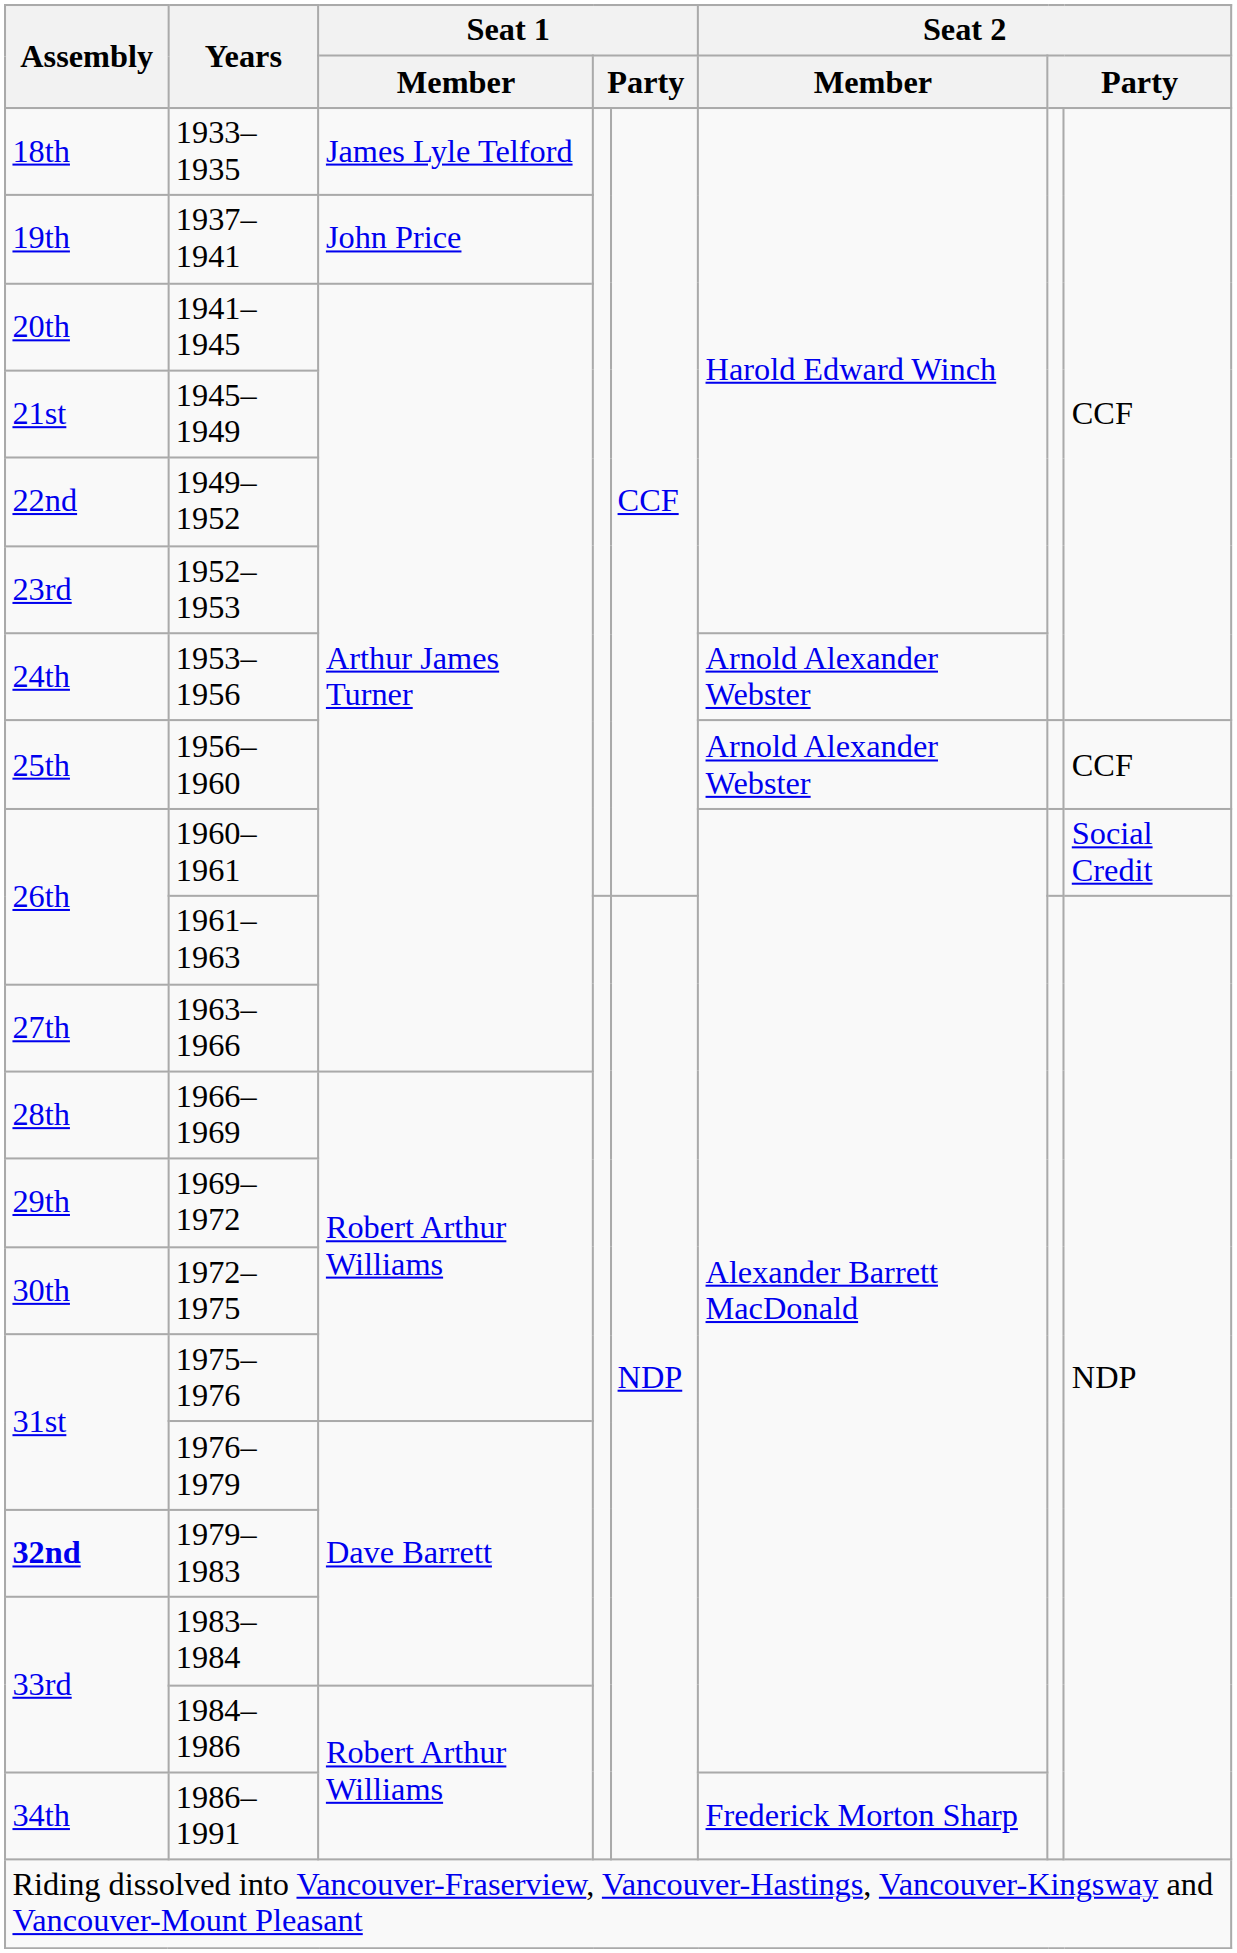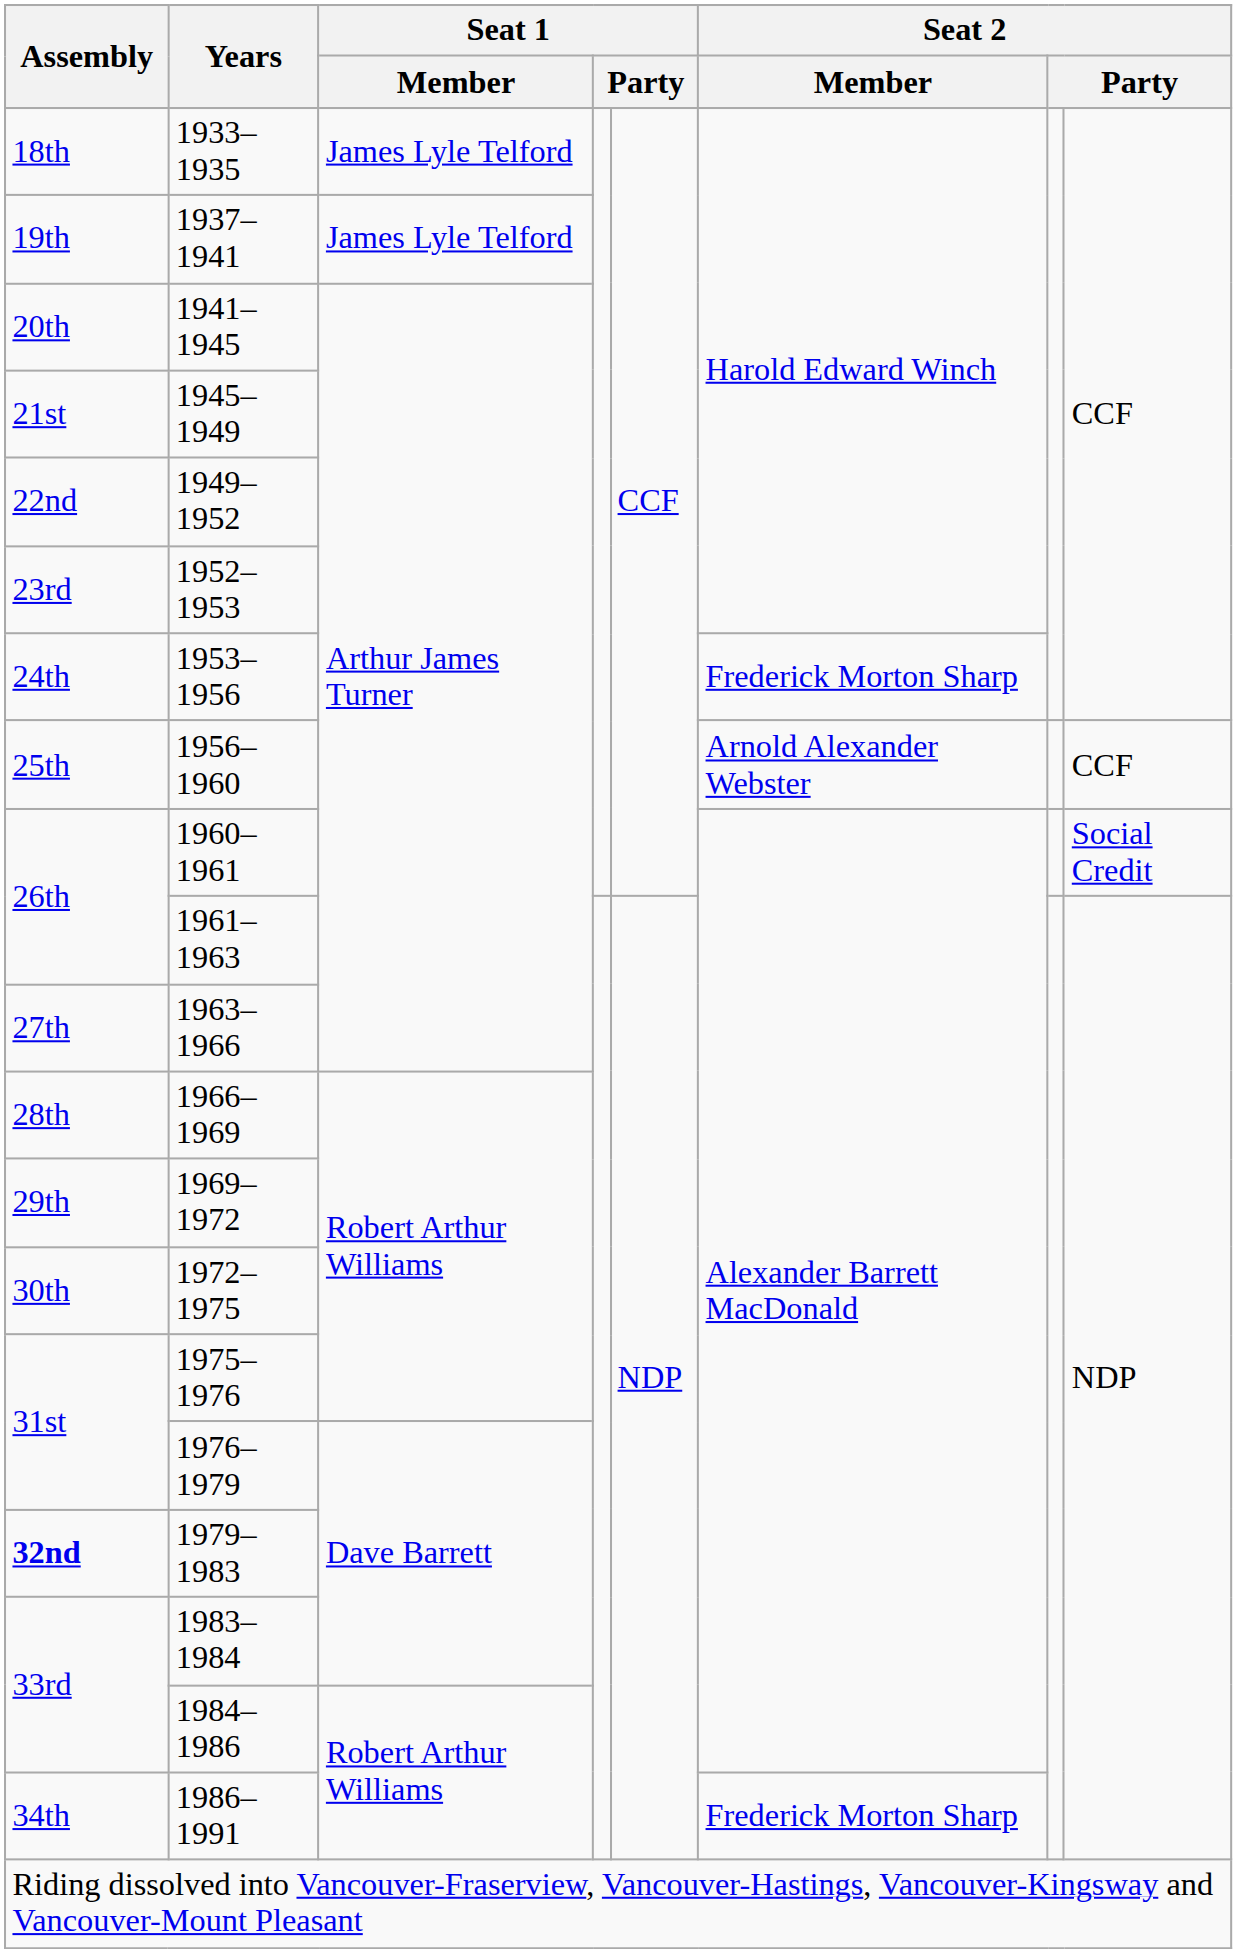(394, 238) John Price -> (449, 238) James Lyle Telford
(822, 676) Arnold Alexander Webster -> (862, 676) Frederick Morton Sharp
